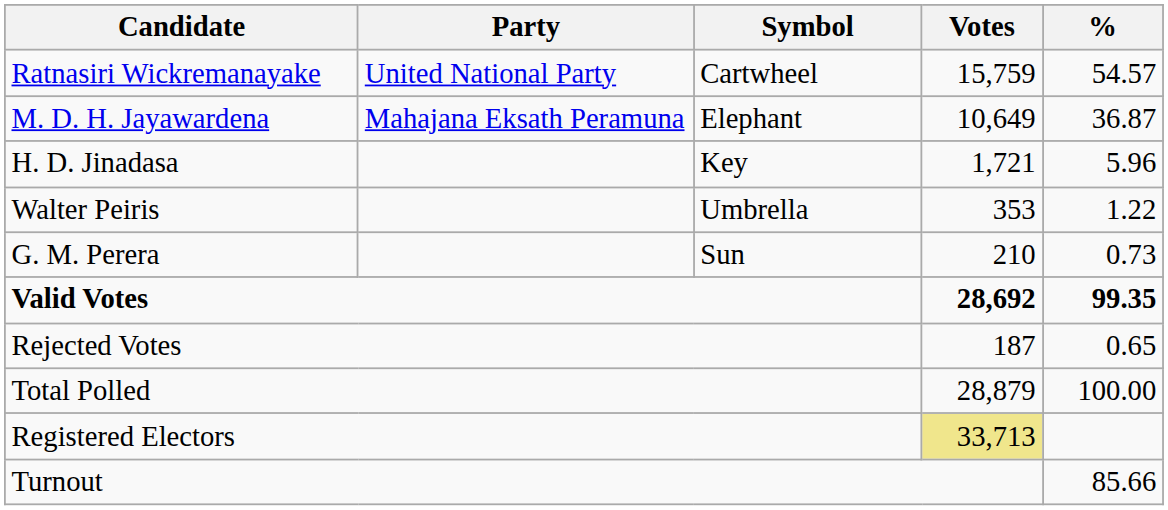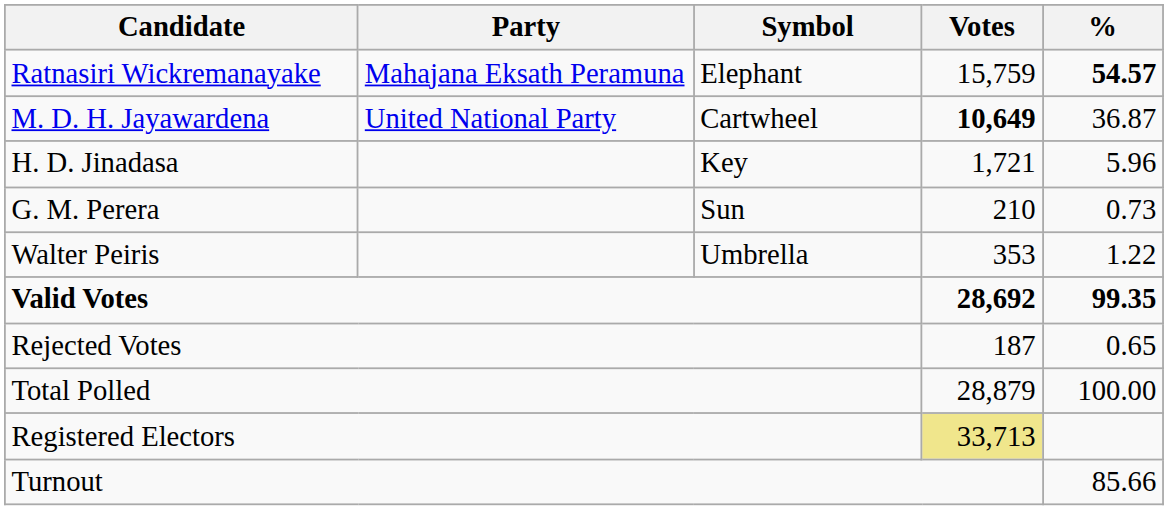(490, 72) United National Party -> (525, 72) Mahajana Eksath Peramuna
(759, 72) Cartwheel -> (751, 72) Elephant
(1124, 72) normal -> (1124, 72) bold
(525, 118) Mahajana Eksath Peramuna -> (490, 118) United National Party
(751, 118) Elephant -> (759, 118) Cartwheel
(996, 118) normal -> (996, 118) bold
rows swapped: (86, 208) <-> (85, 254)
